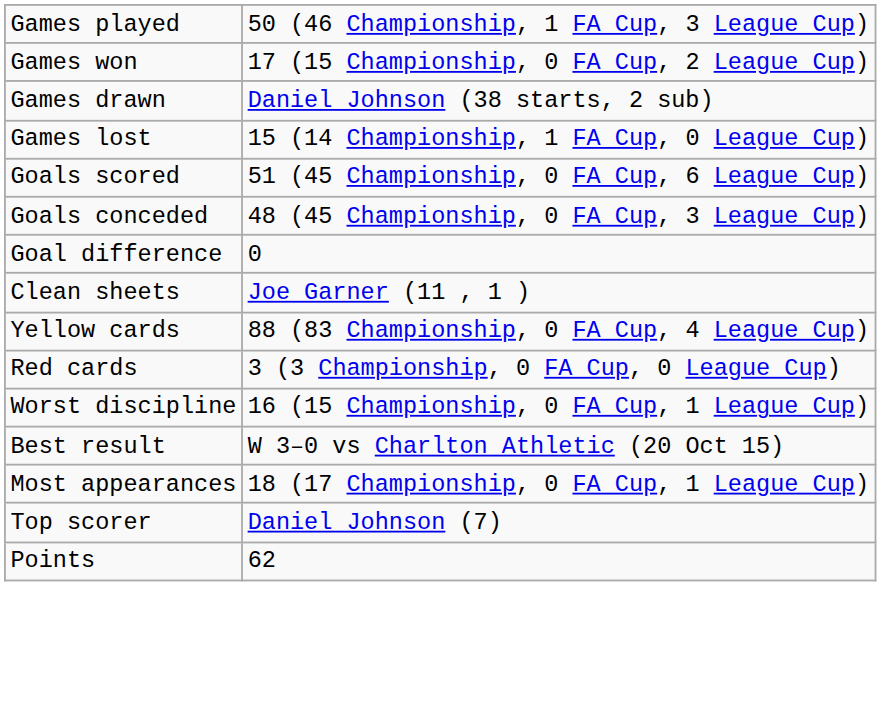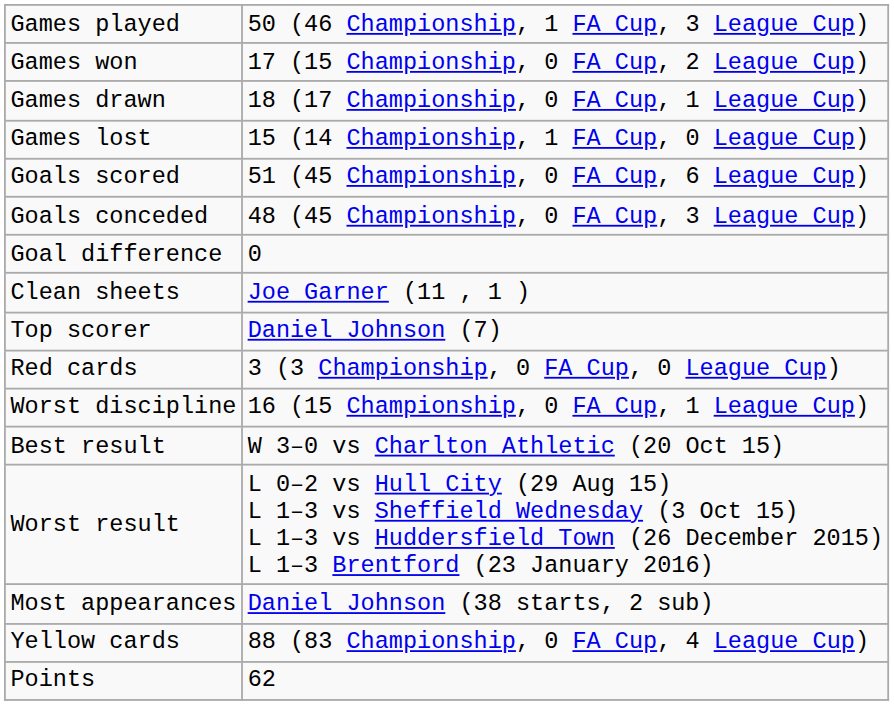(481, 101) Daniel Johnson (38 starts, 2 sub) -> (558, 101) 18 (17 Championship, 0 FA Cup, 1 League Cup)
rows swapped: (95, 331) <-> (81, 523)
+ row: (95, 525)
(558, 484) 18 (17 Championship, 0 FA Cup, 1 League Cup) -> (481, 604) Daniel Johnson (38 starts, 2 sub)
